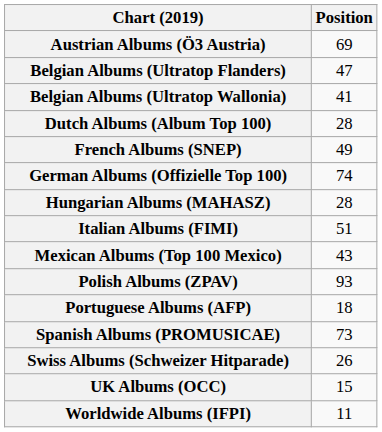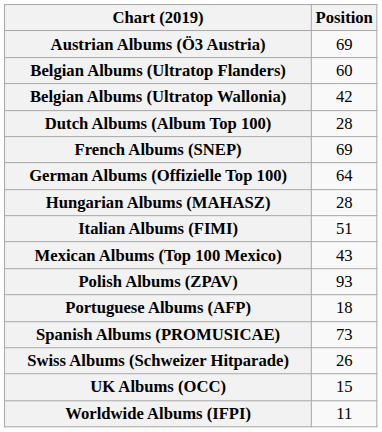(344, 70) 47 -> (344, 70) 60
(344, 96) 41 -> (344, 96) 42
(344, 149) 49 -> (344, 149) 69
(344, 176) 74 -> (344, 176) 64
